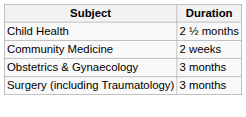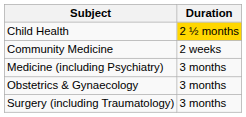(209, 31) no background -> (209, 31) gold background
+ row: (85, 67)
